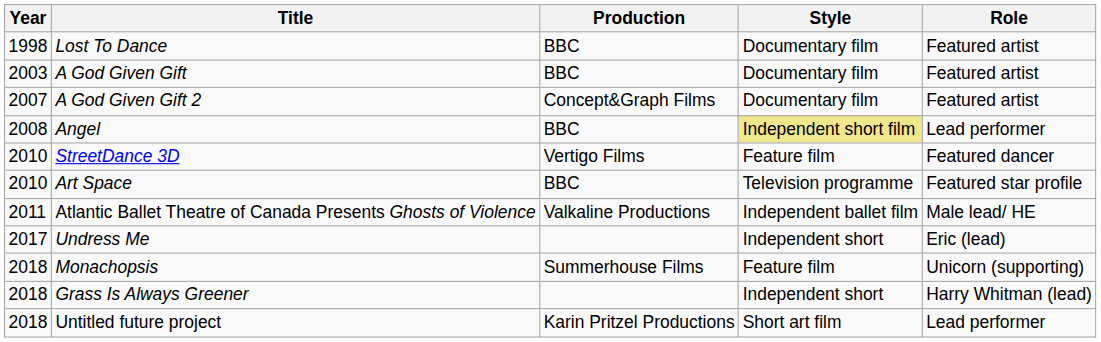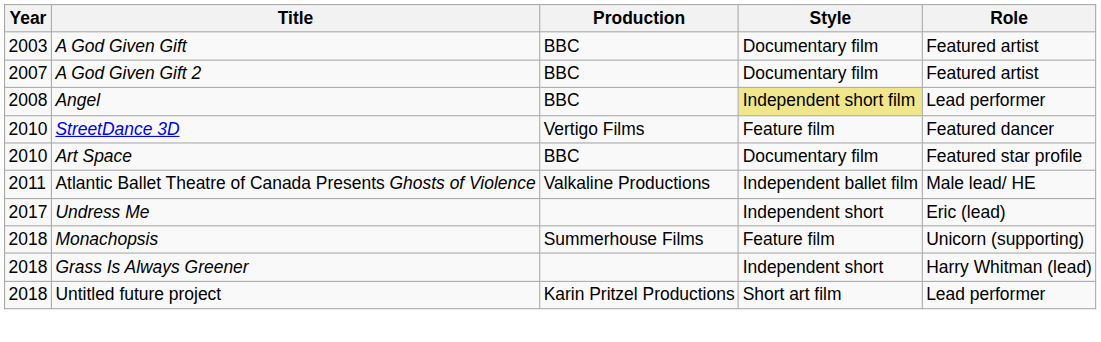- row: (111, 45)
(629, 101) Concept&Graph Films -> (562, 73) BBC
(828, 184) Television programme -> (810, 156) Documentary film
